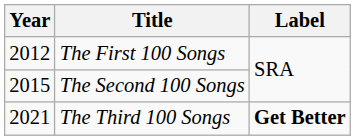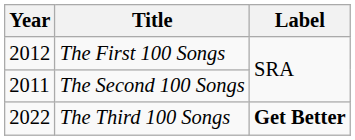(30, 85) 2015 -> (29, 85) 2011
(30, 118) 2021 -> (30, 118) 2022
